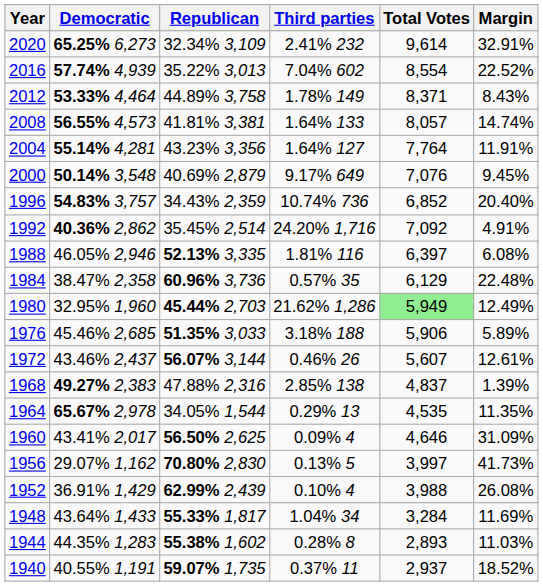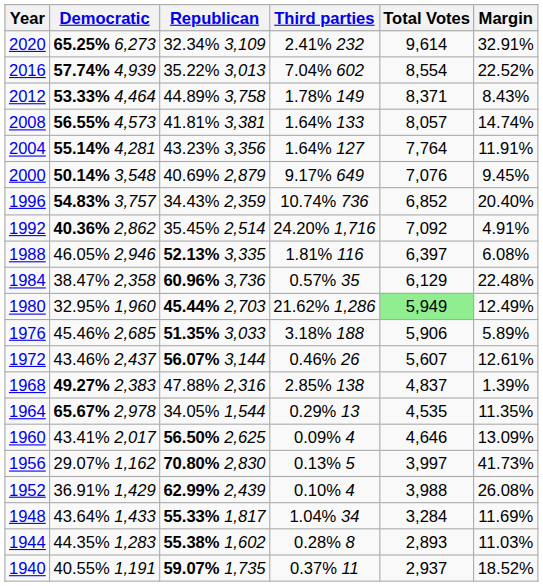(506, 437) 31.09% -> (506, 437) 13.09%
